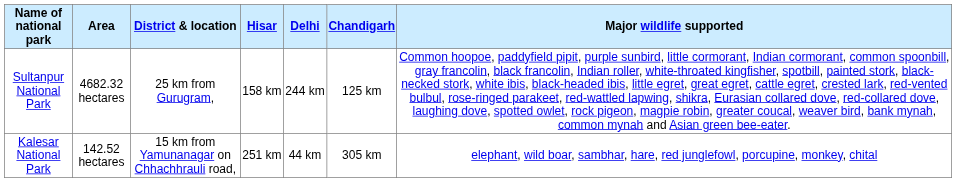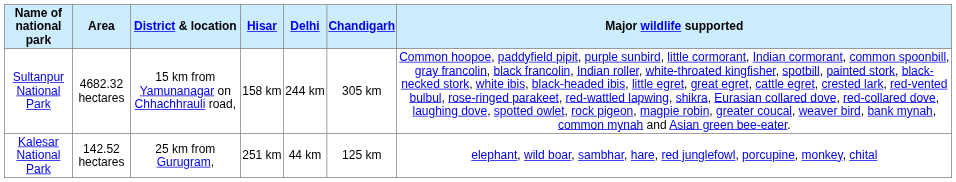(185, 91) 25 km from Gurugram, -> (185, 91) 15 km from Yamunanagar on Chhachhrauli road,
(362, 91) 125 km -> (362, 91) 305 km
(185, 155) 15 km from Yamunanagar on Chhachhrauli road, -> (185, 155) 25 km from Gurugram,
(362, 155) 305 km -> (362, 155) 125 km
